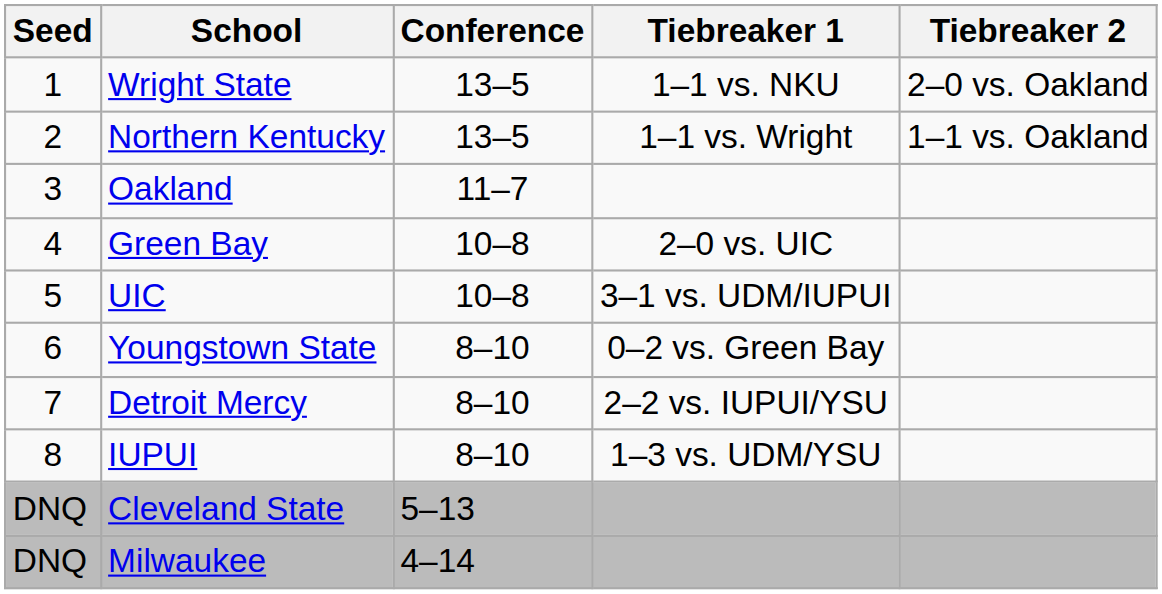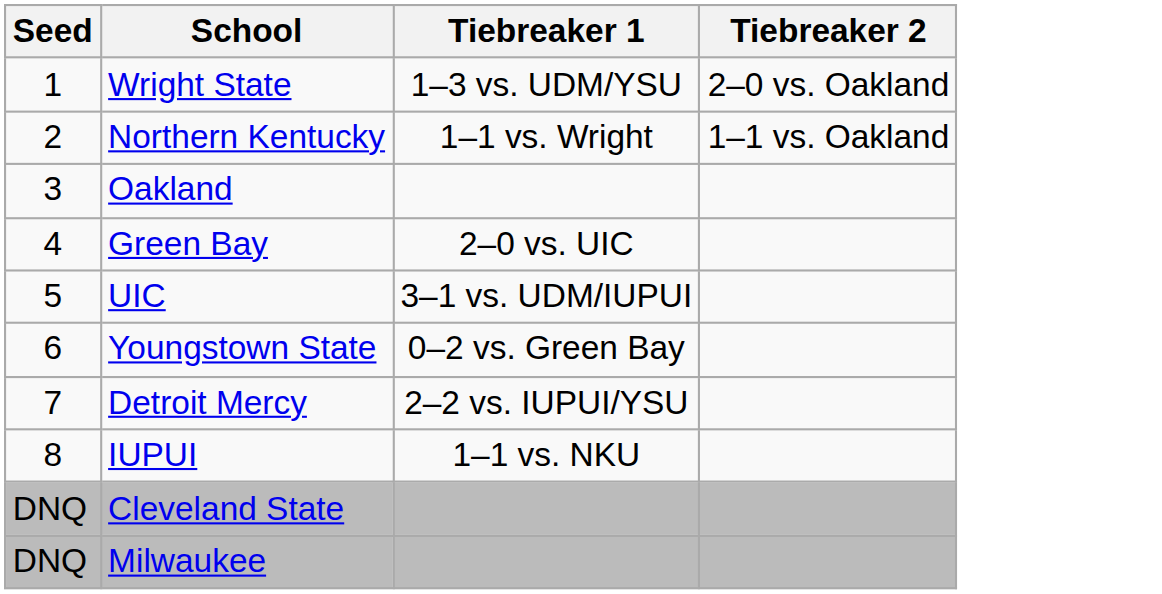- column: (492, 31)
(746, 84) 1–1 vs. NKU -> (546, 84) 1–3 vs. UDM/YSU
(746, 455) 1–3 vs. UDM/YSU -> (546, 455) 1–1 vs. NKU
